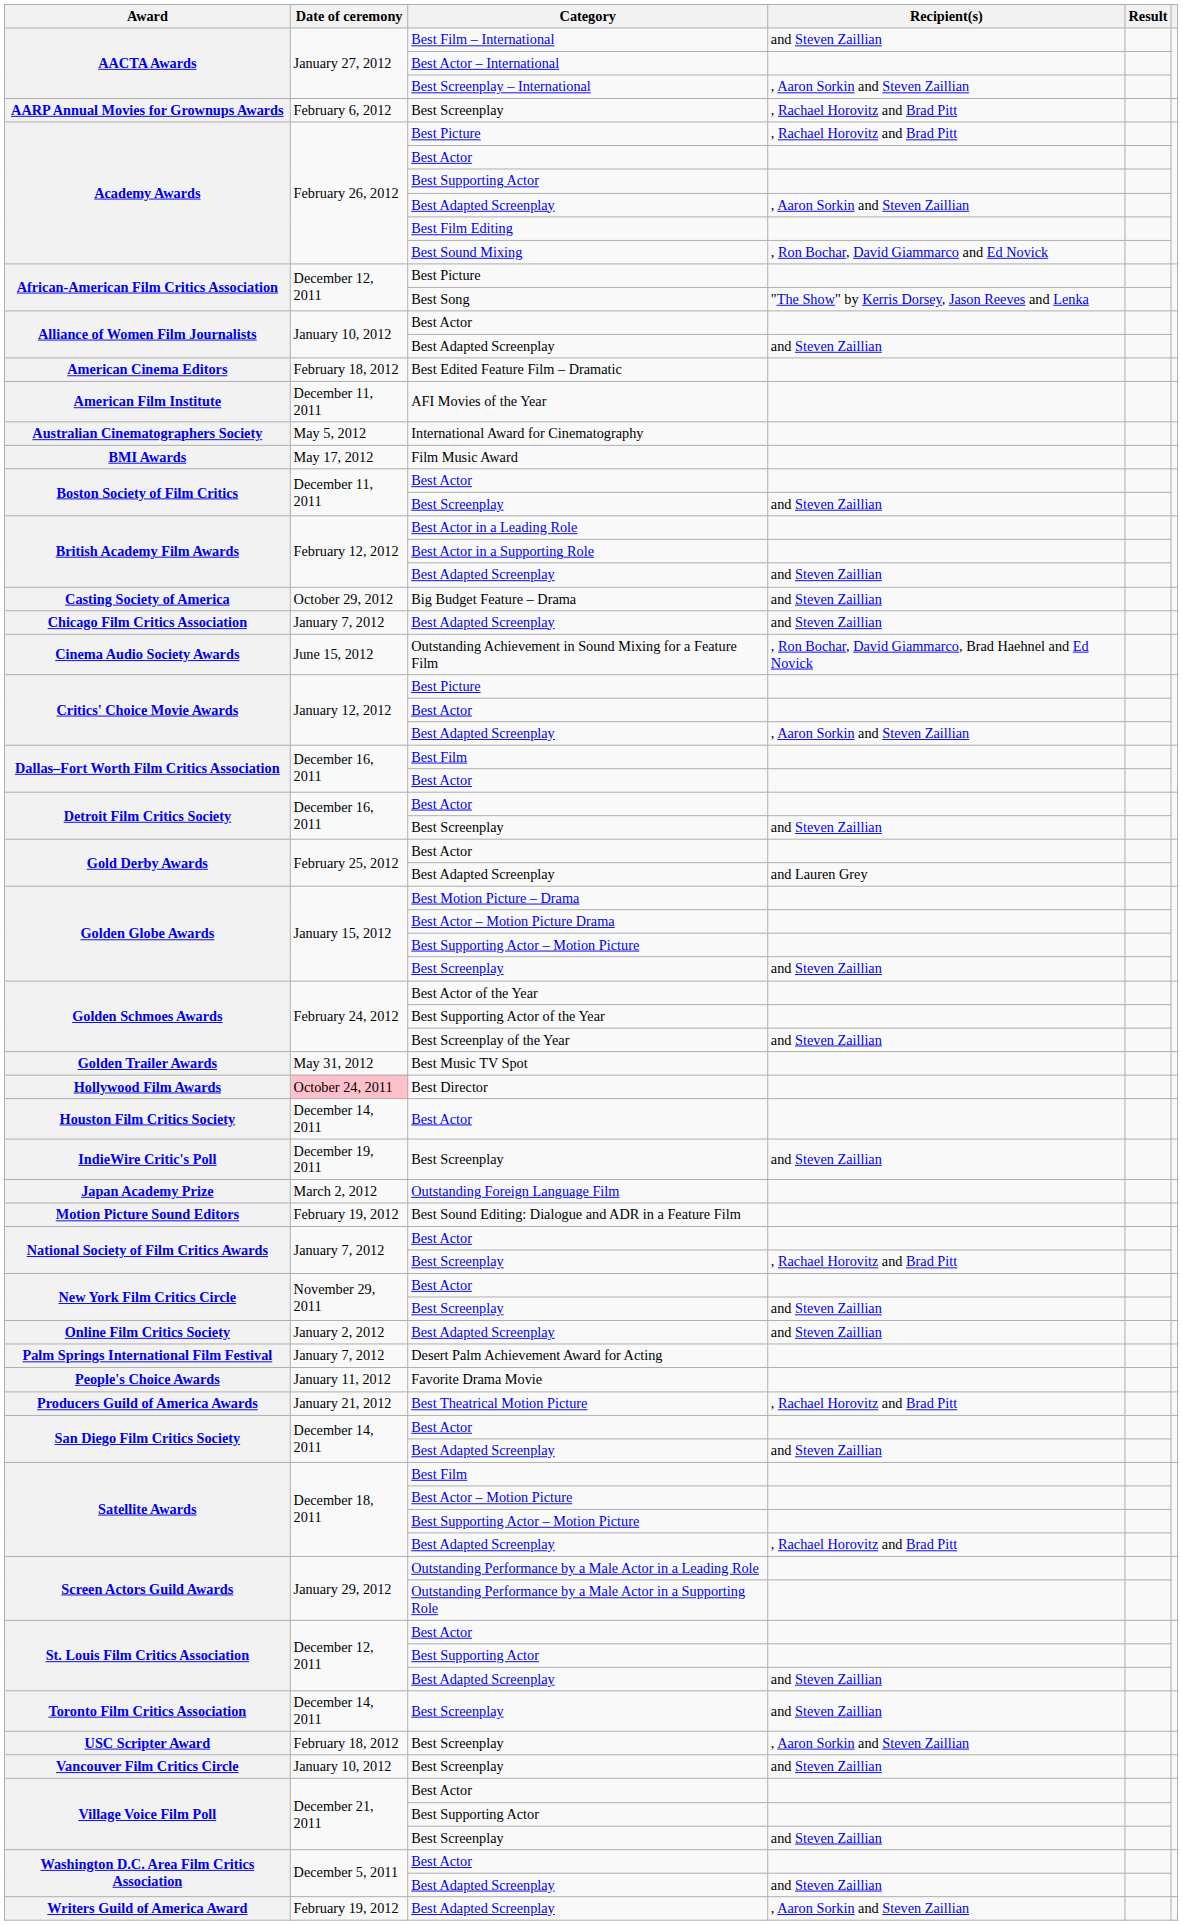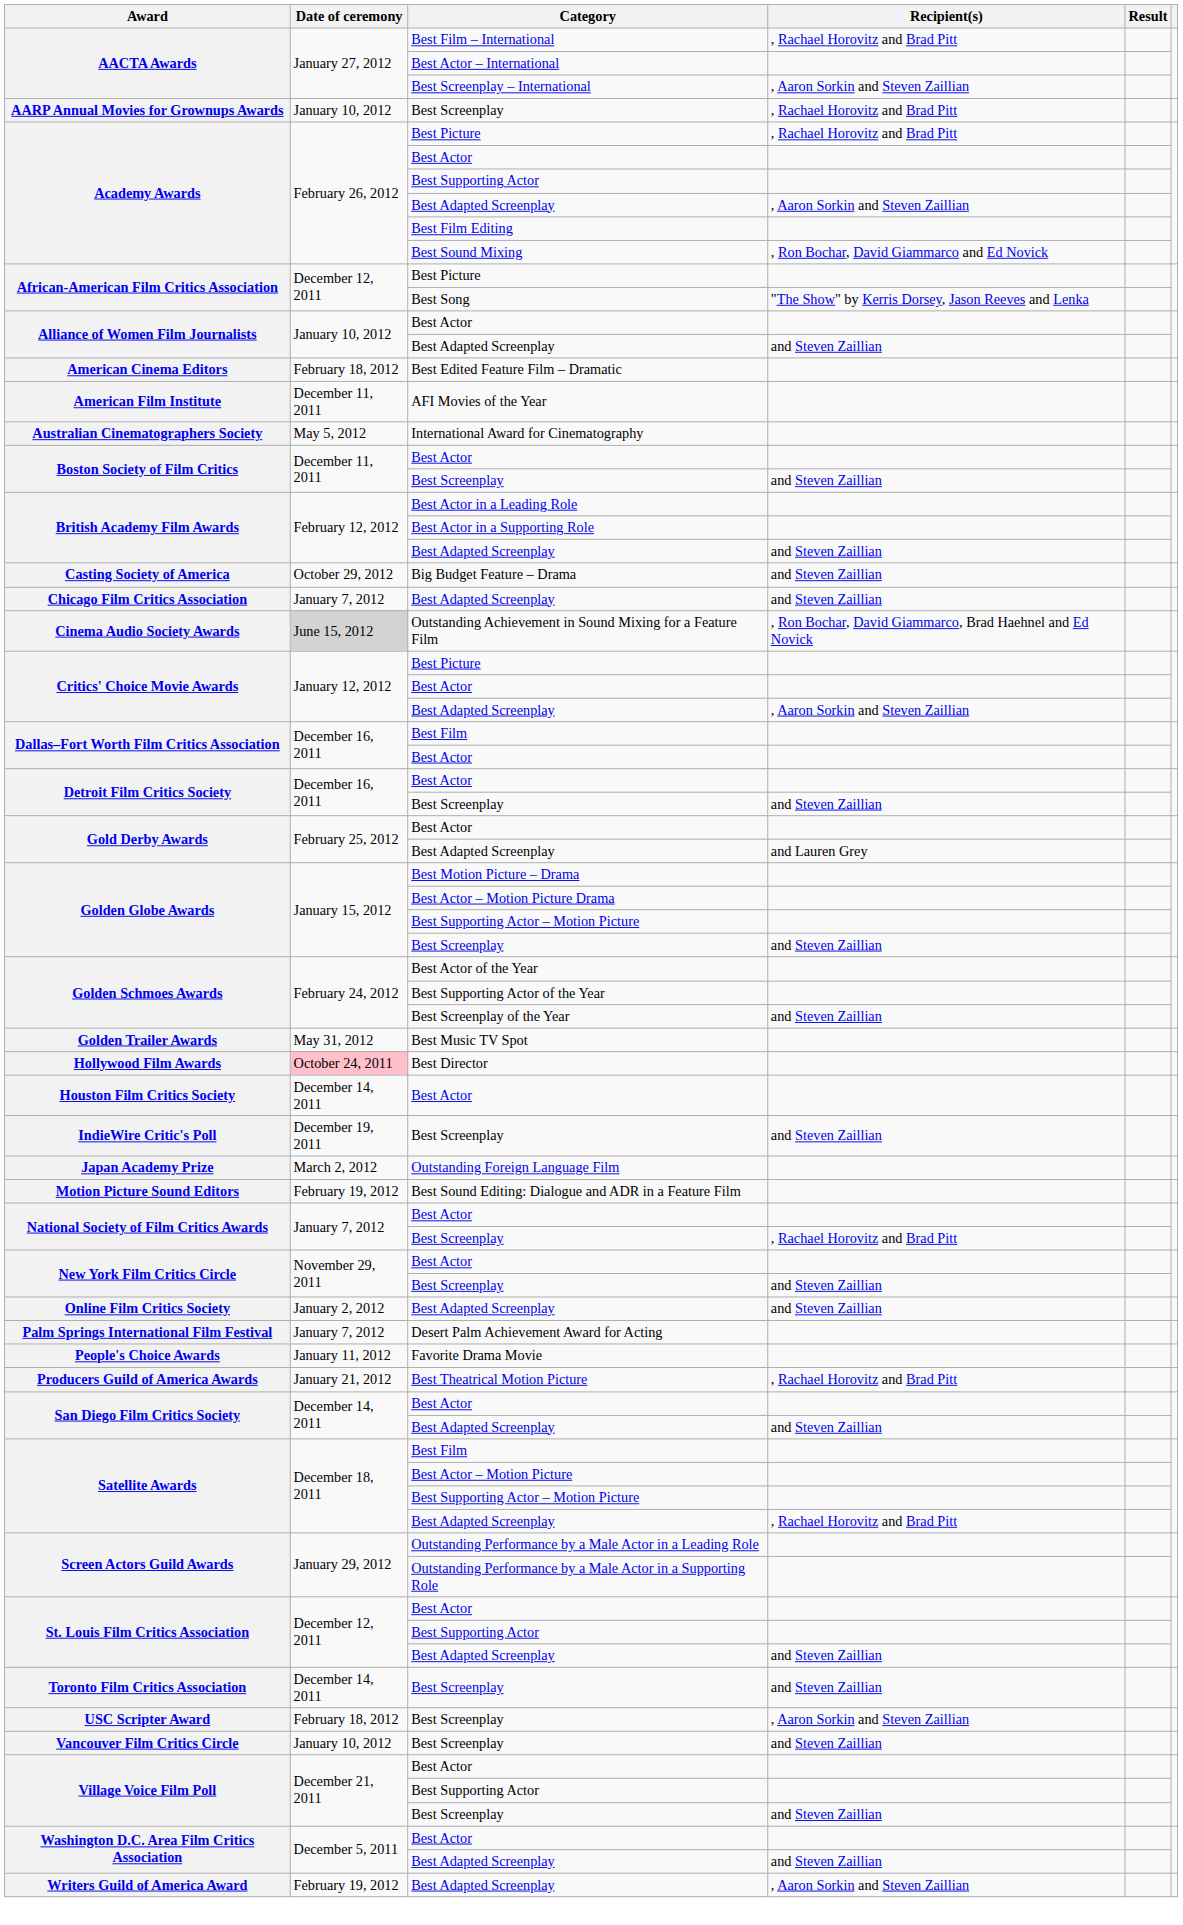(826, 40) and Steven Zaillian -> (864, 40) , Rachael Horovitz and Brad Pitt
(343, 110) February 6, 2012 -> (343, 110) January 10, 2012
- row: (147, 457)
(333, 654) no background -> (333, 630) lightgrey background
